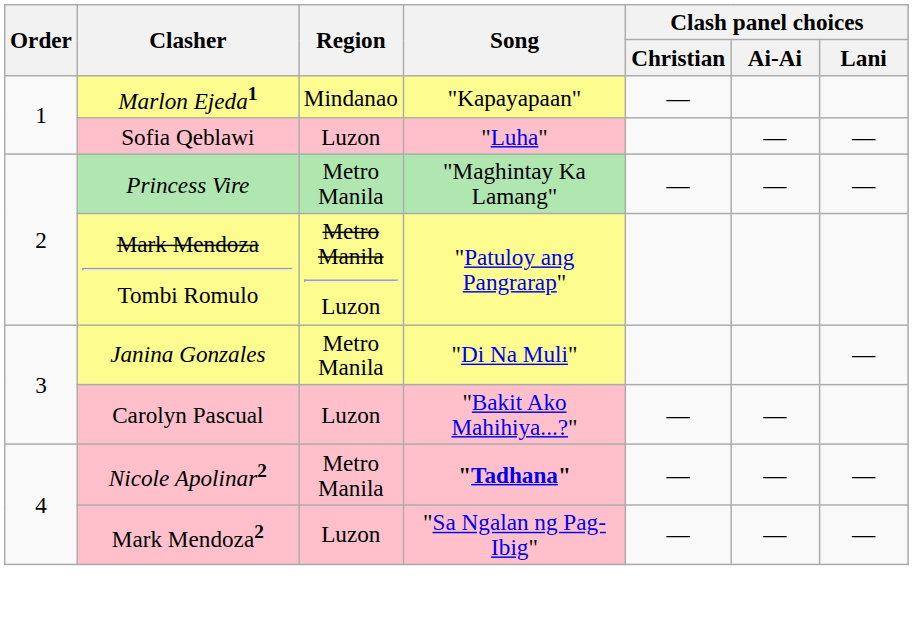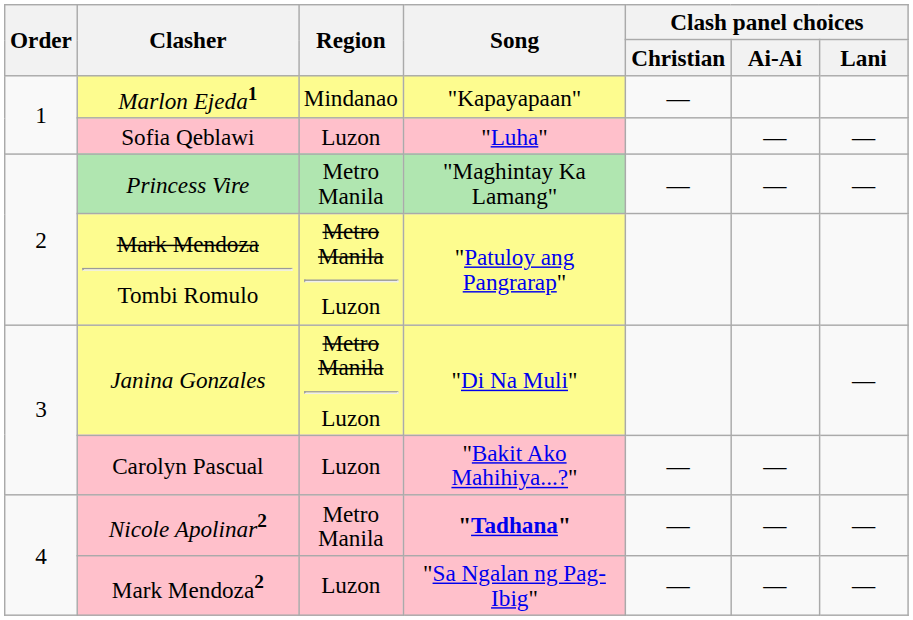(351, 355) Metro Manila -> (351, 380) Metro Manila Luzon
